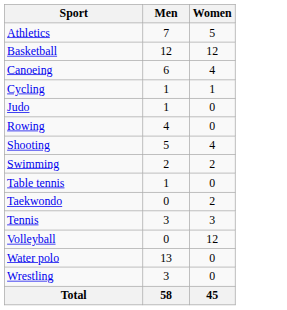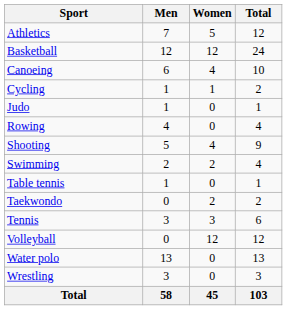+ column: (258, 13)
